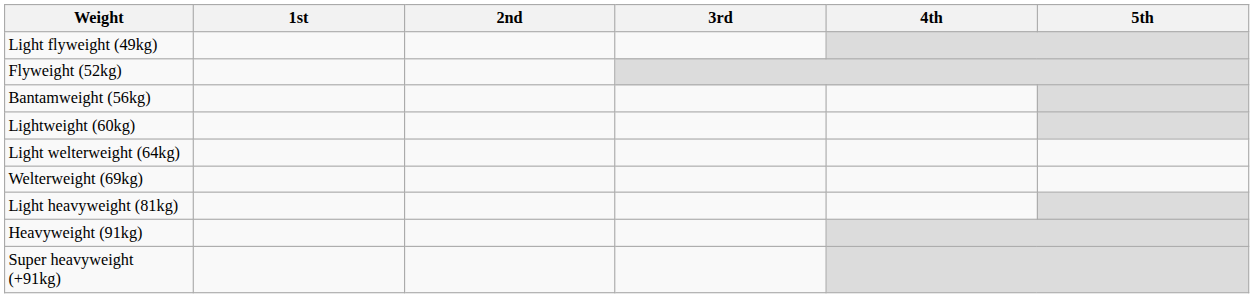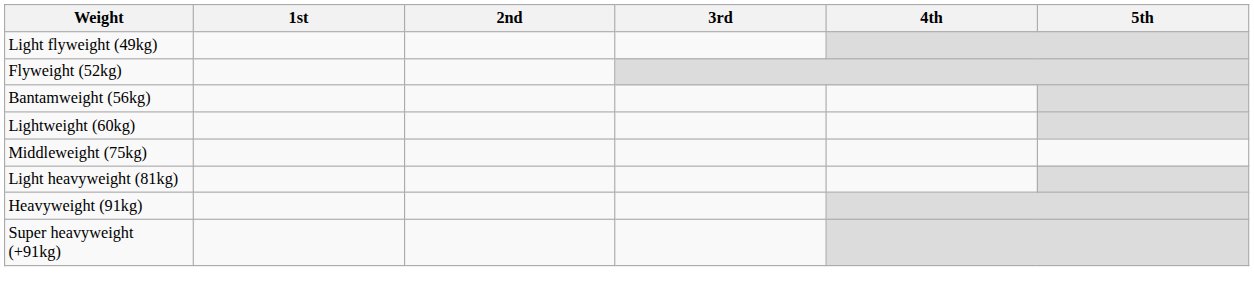- row: (94, 152)
- row: (76, 179)
+ row: (78, 152)
